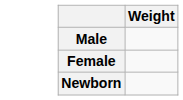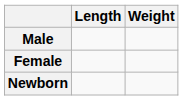+ column: (98, 16)
